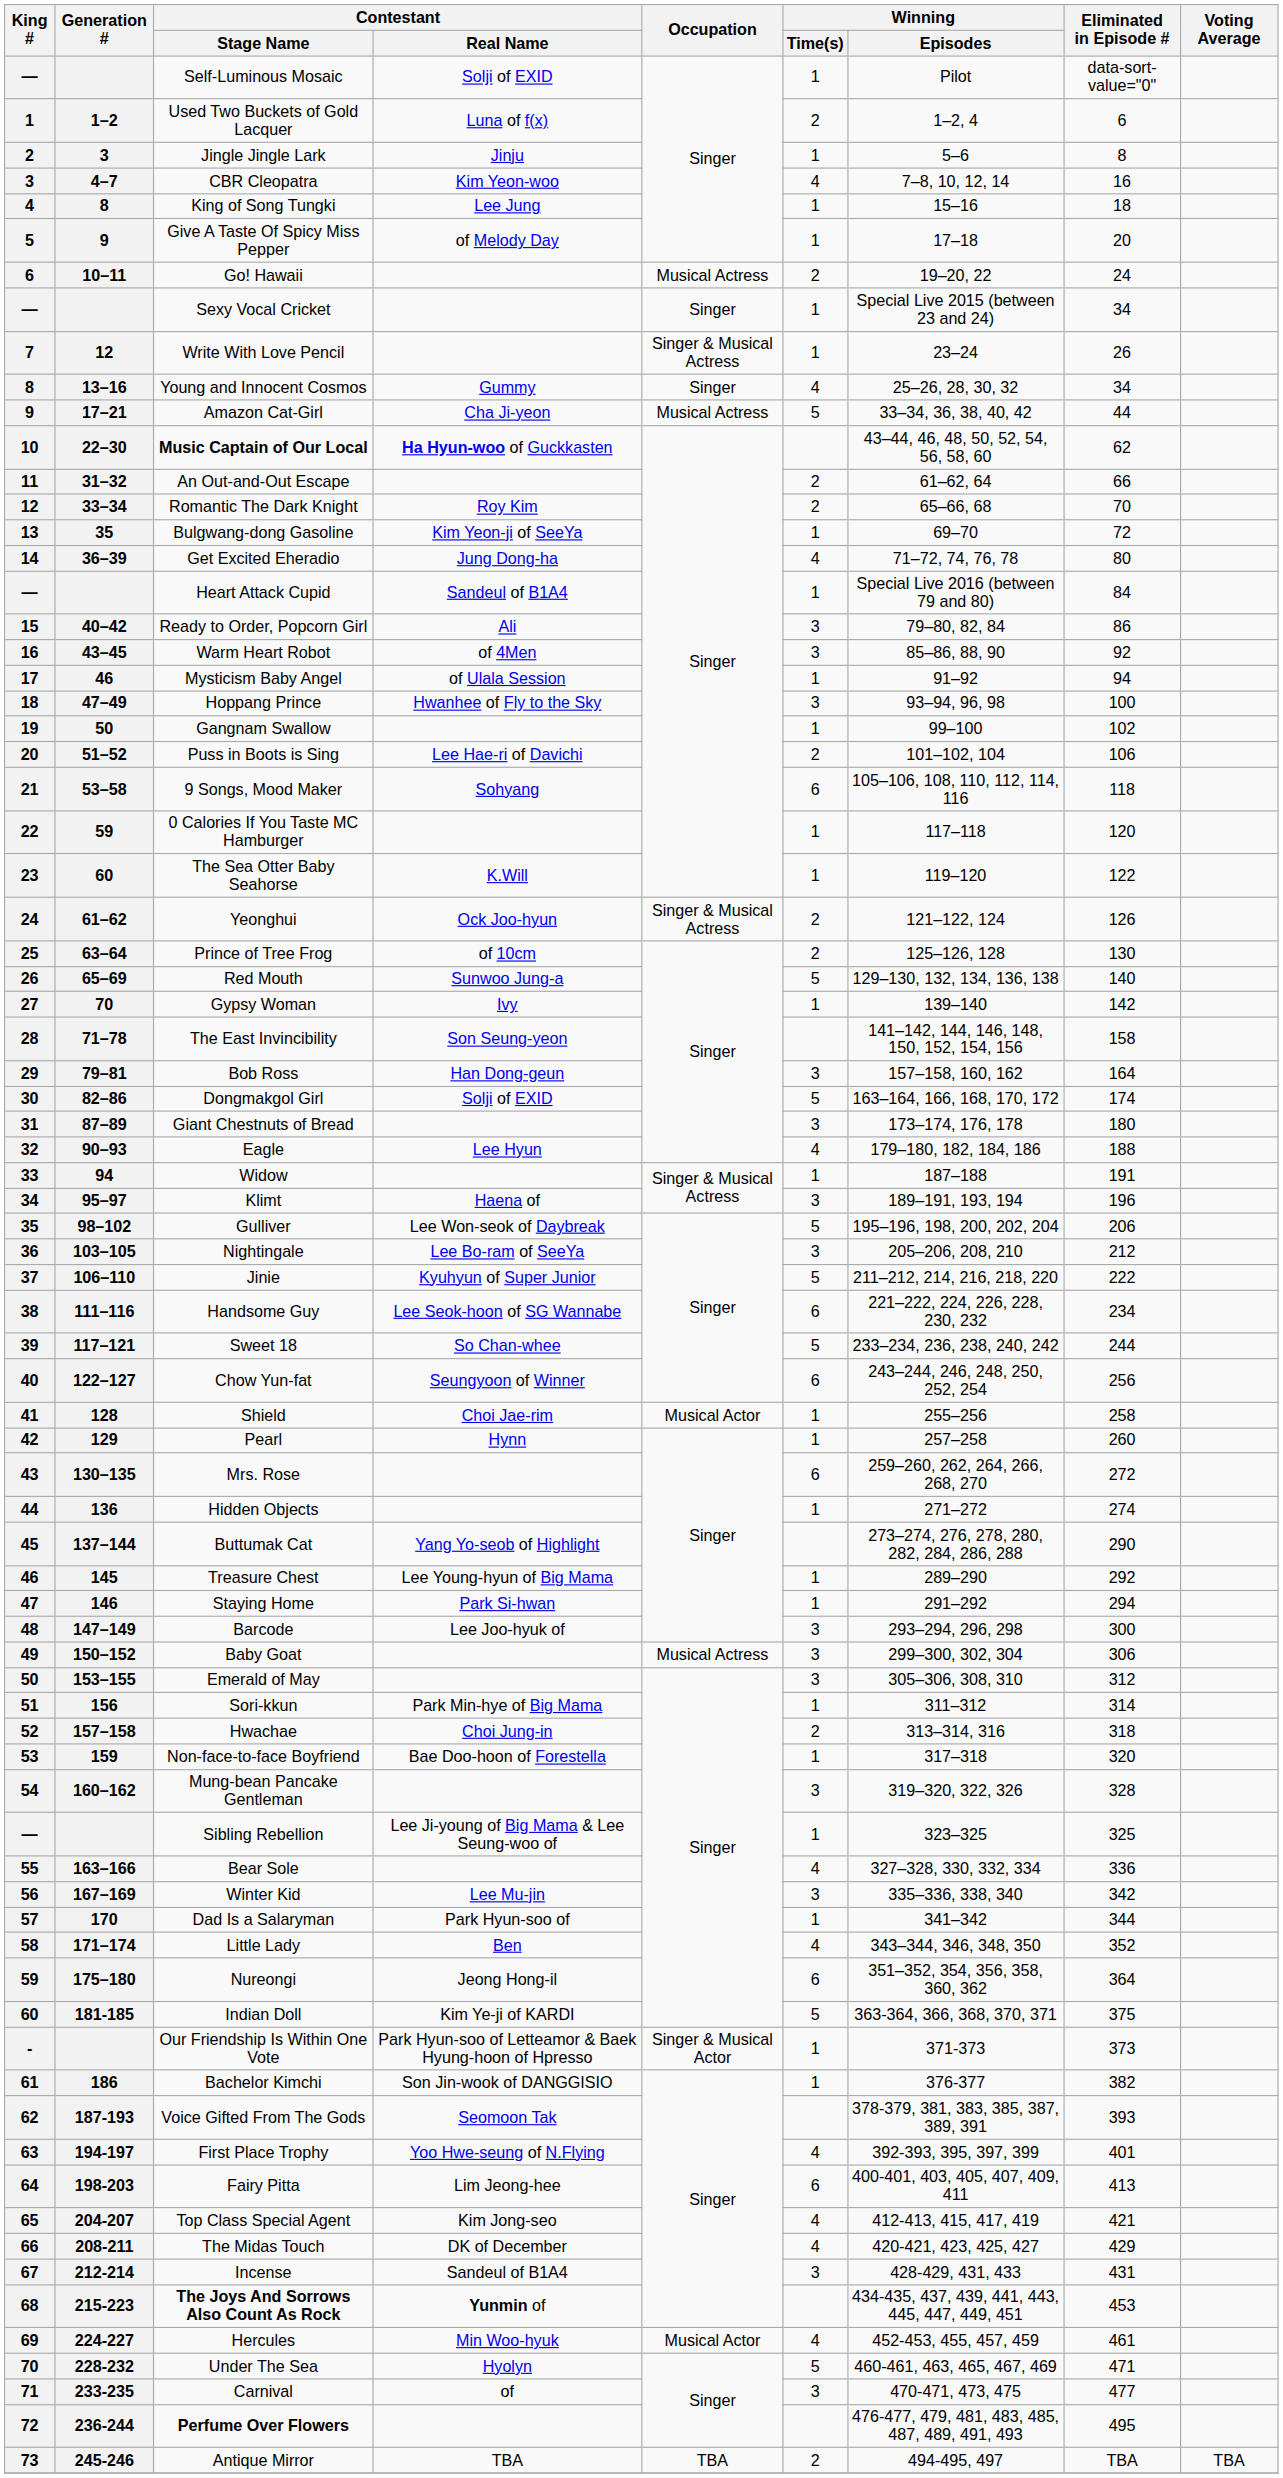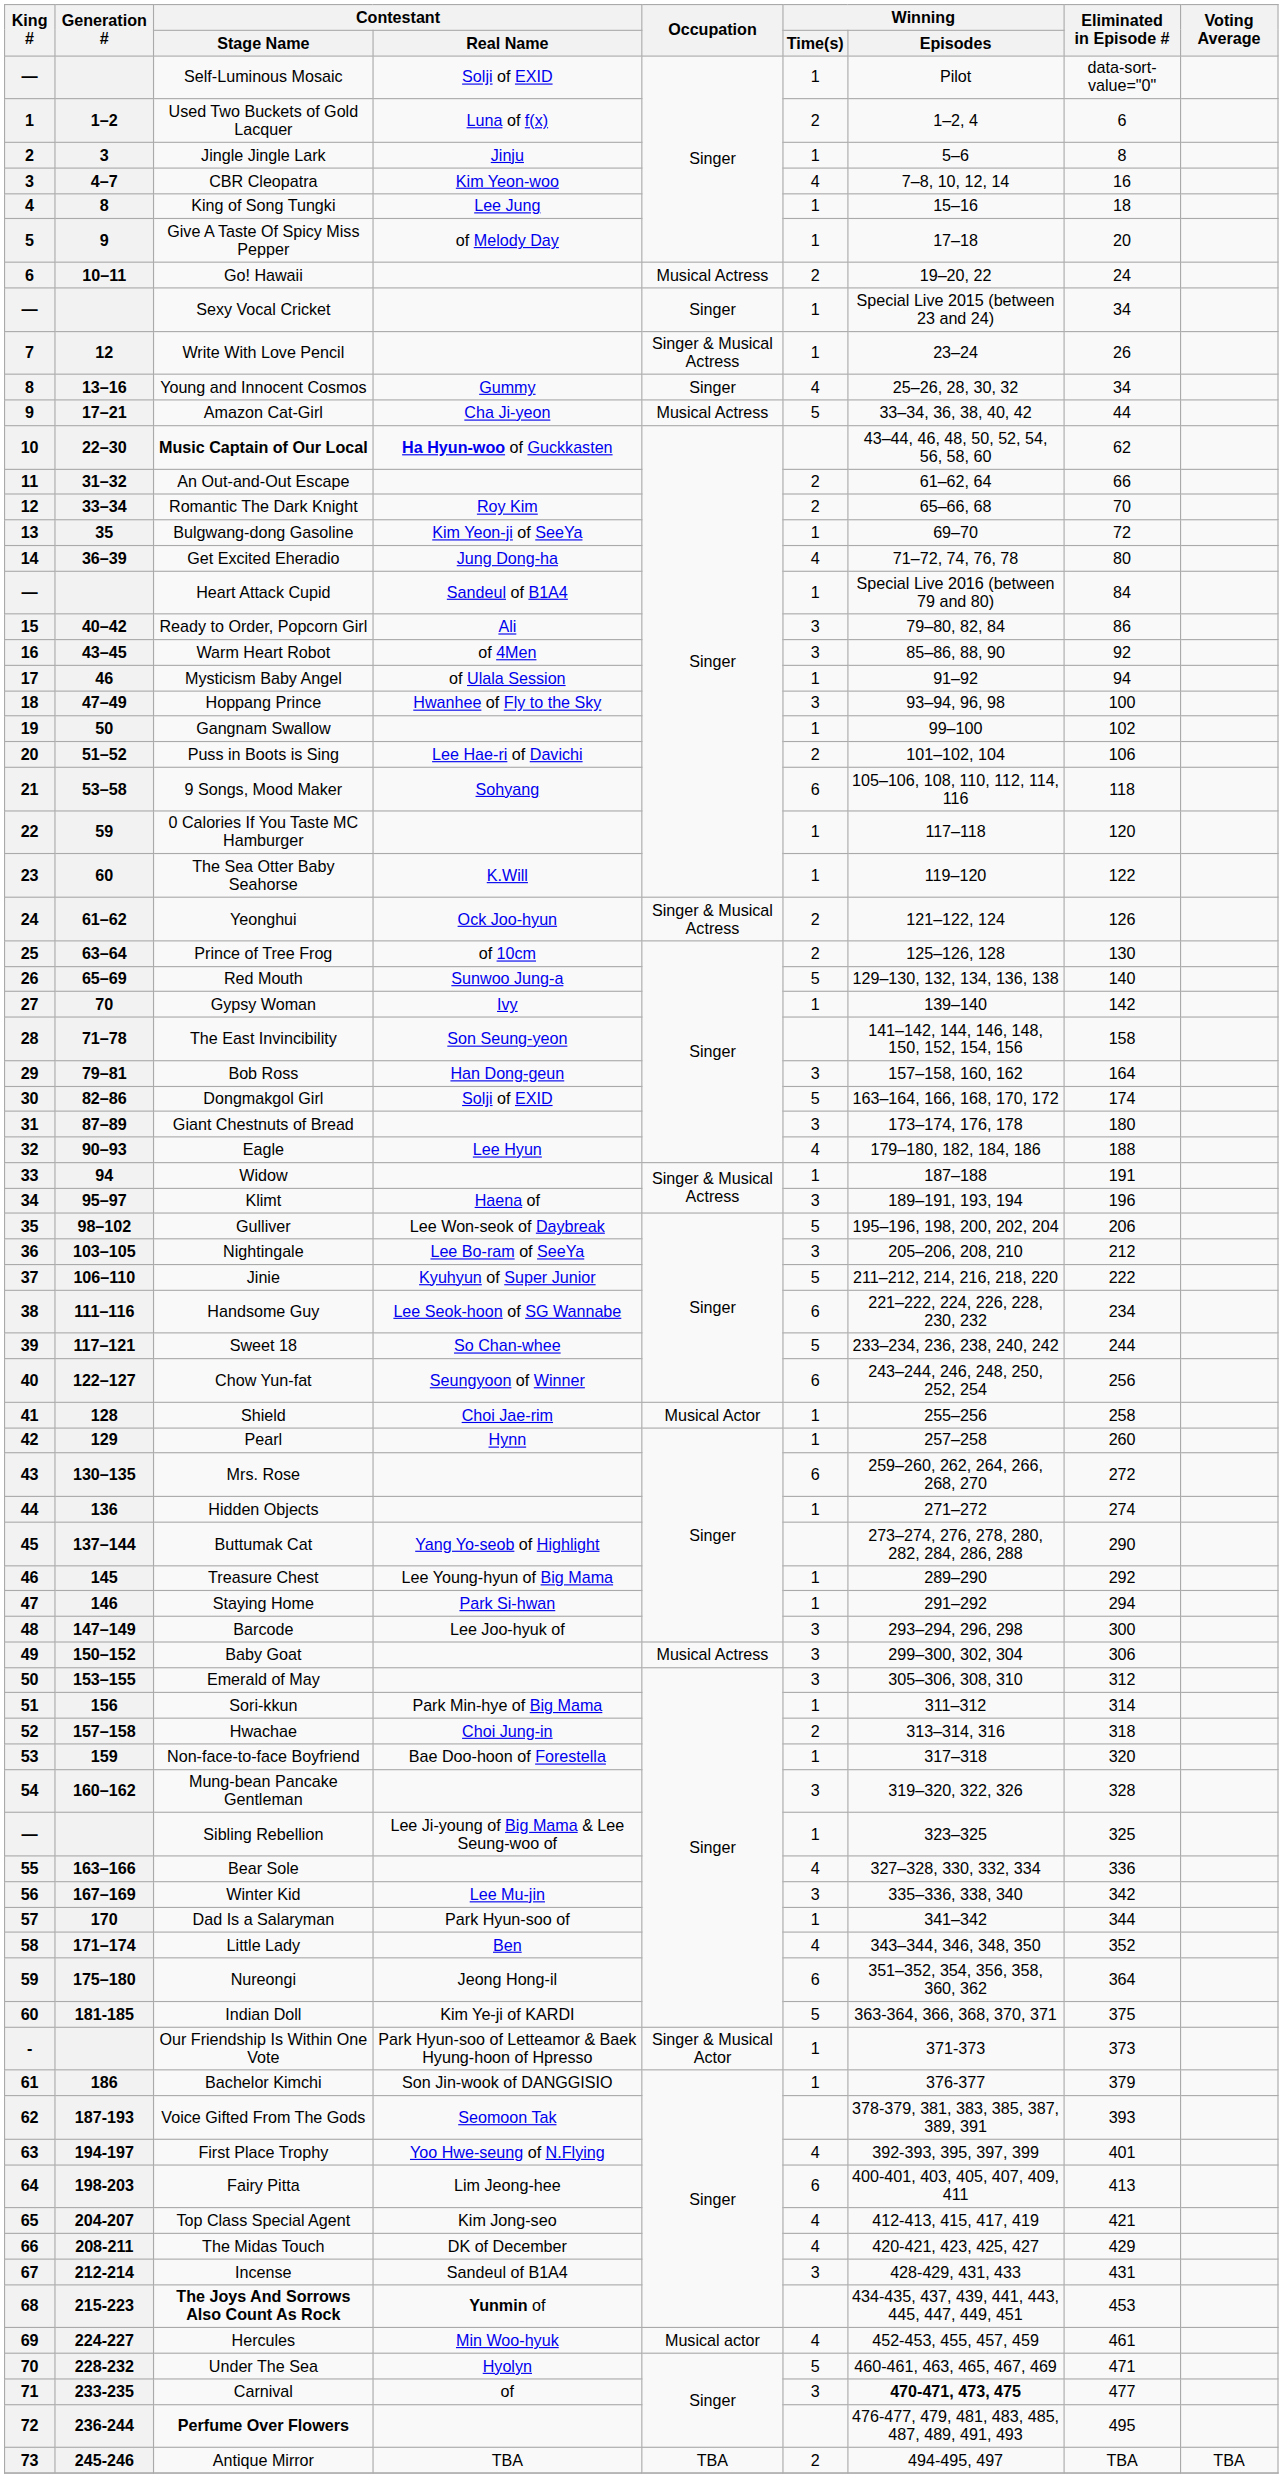(1122, 2083) 382 -> (1122, 2083) 379
(712, 2341) Musical Actor -> (712, 2341) Musical actor
(956, 2392) normal -> (956, 2392) bold
